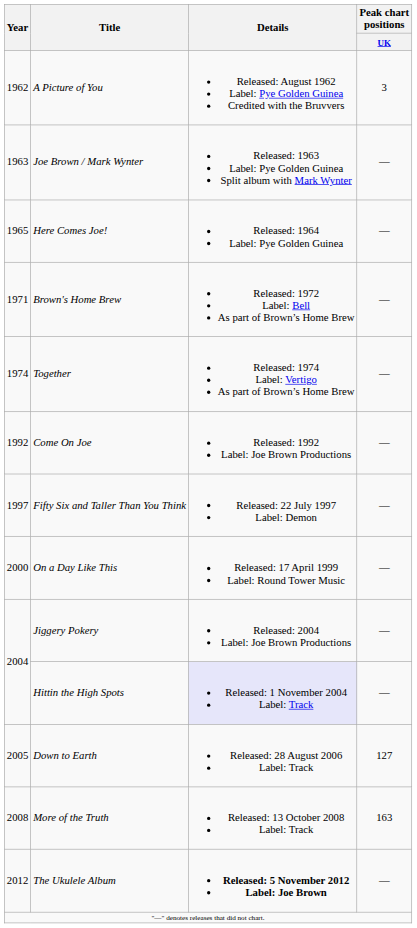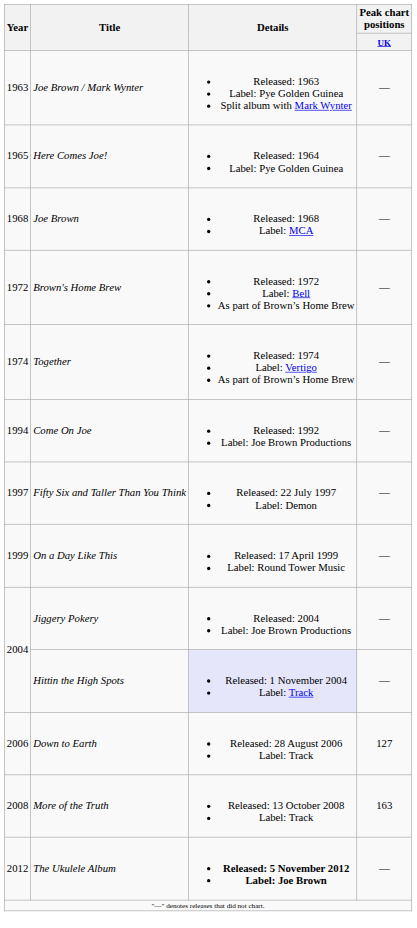- row: (68, 87)
+ row: (56, 219)
(18, 299) 1971 -> (18, 287) 1972
(18, 442) 1992 -> (18, 430) 1994
(18, 568) 2000 -> (18, 555) 1999
(18, 755) 2005 -> (18, 743) 2006
